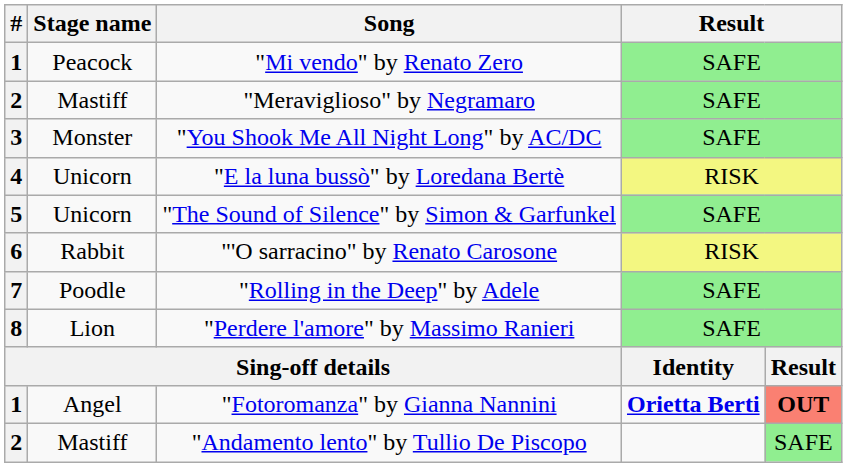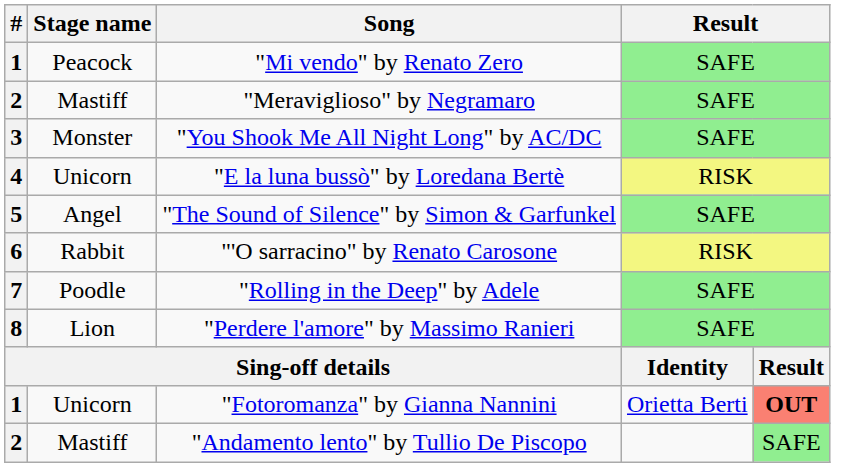(92, 213) Unicorn -> (92, 213) Angel
(92, 404) Angel -> (92, 404) Unicorn
(693, 404) bold -> (687, 404) normal
